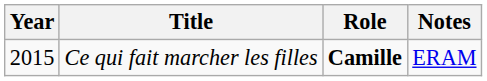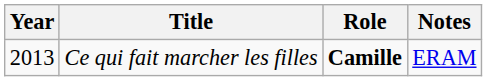(32, 57) 2015 -> (32, 57) 2013
